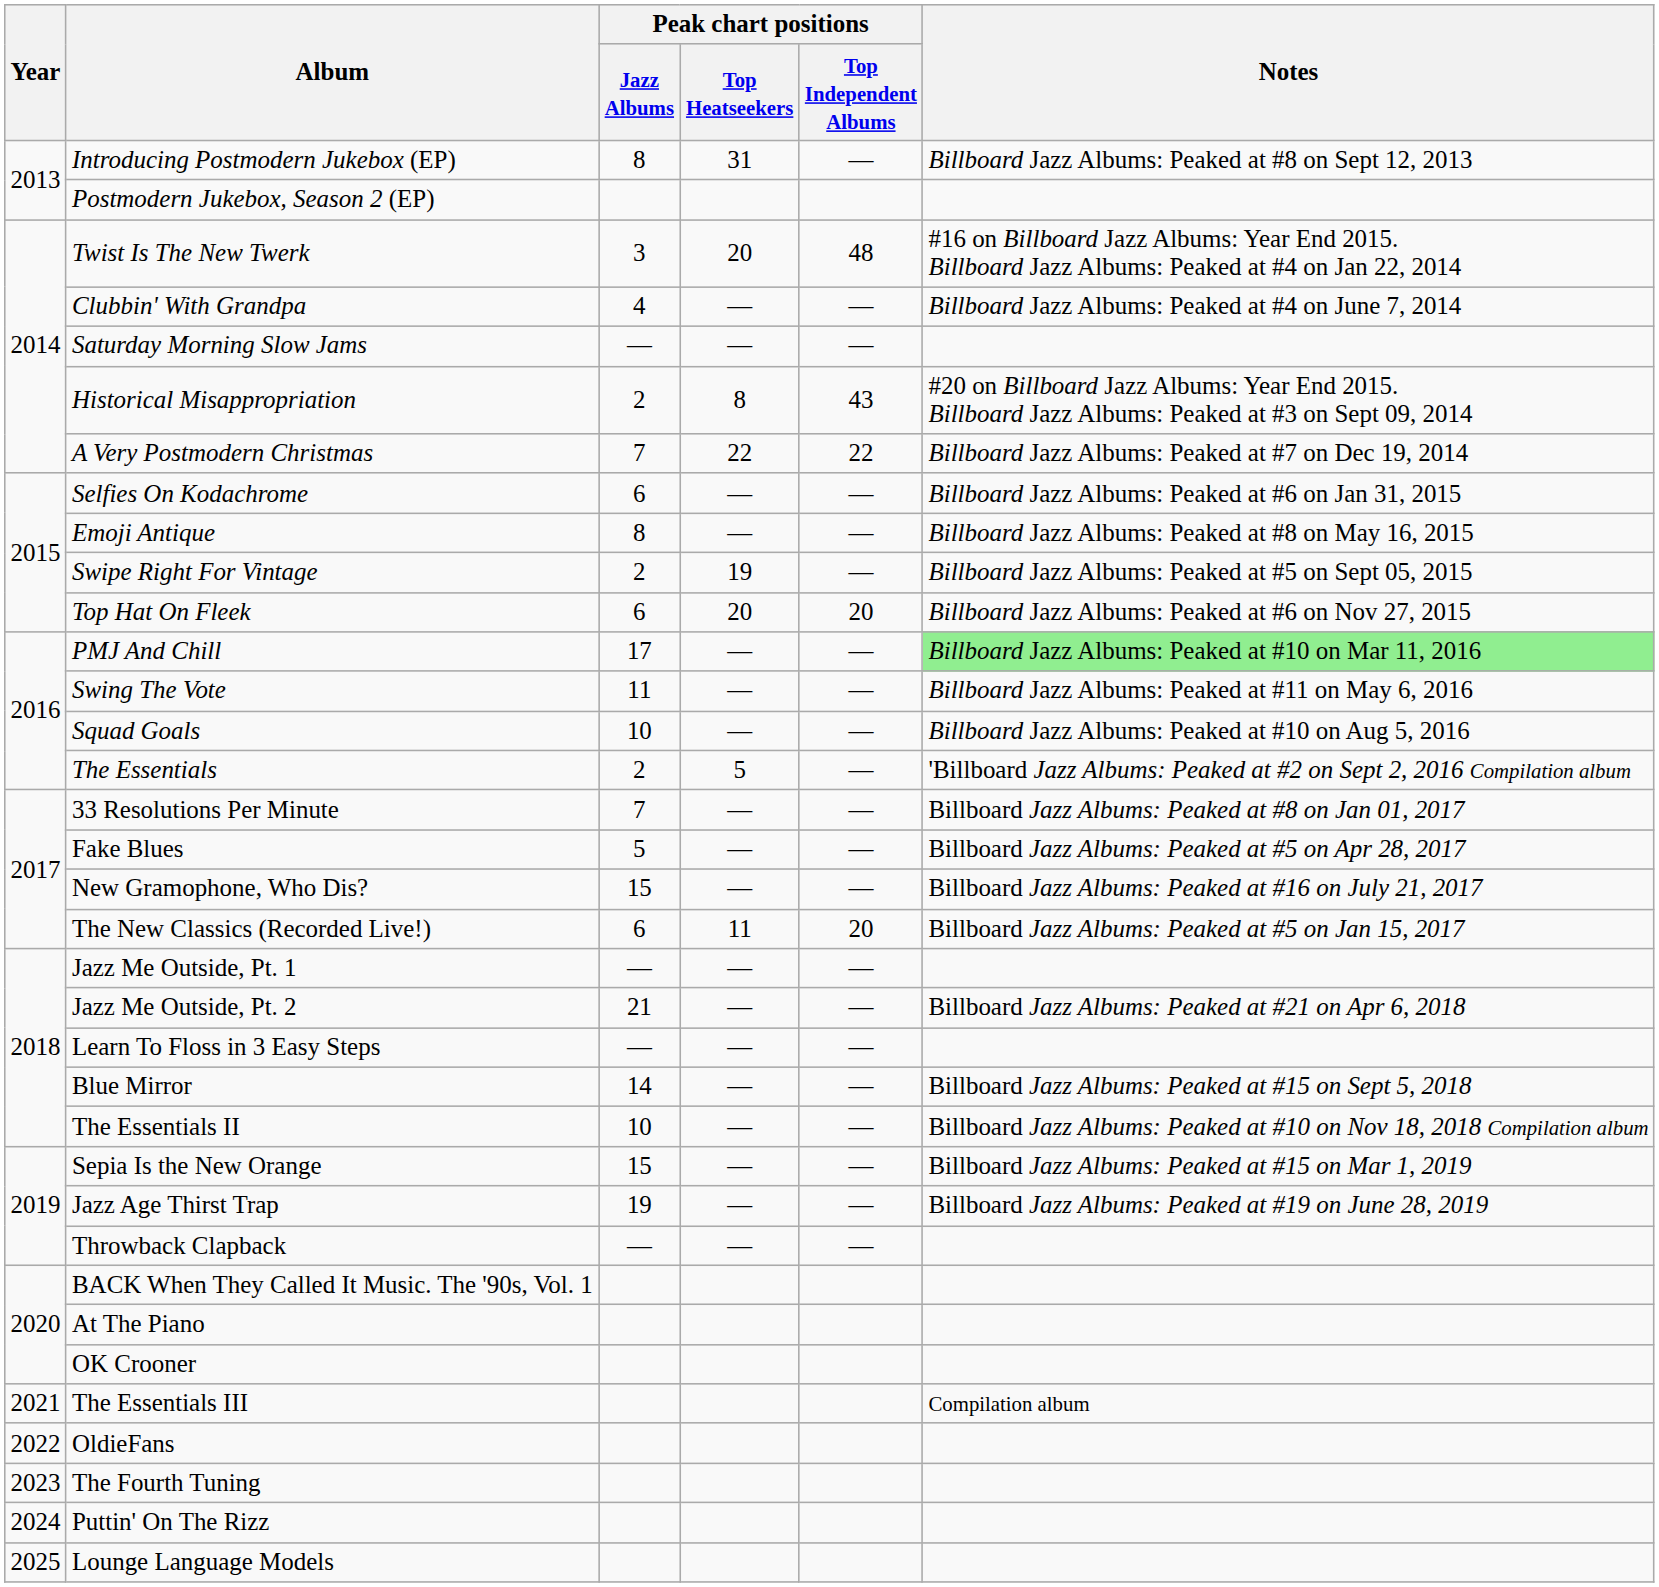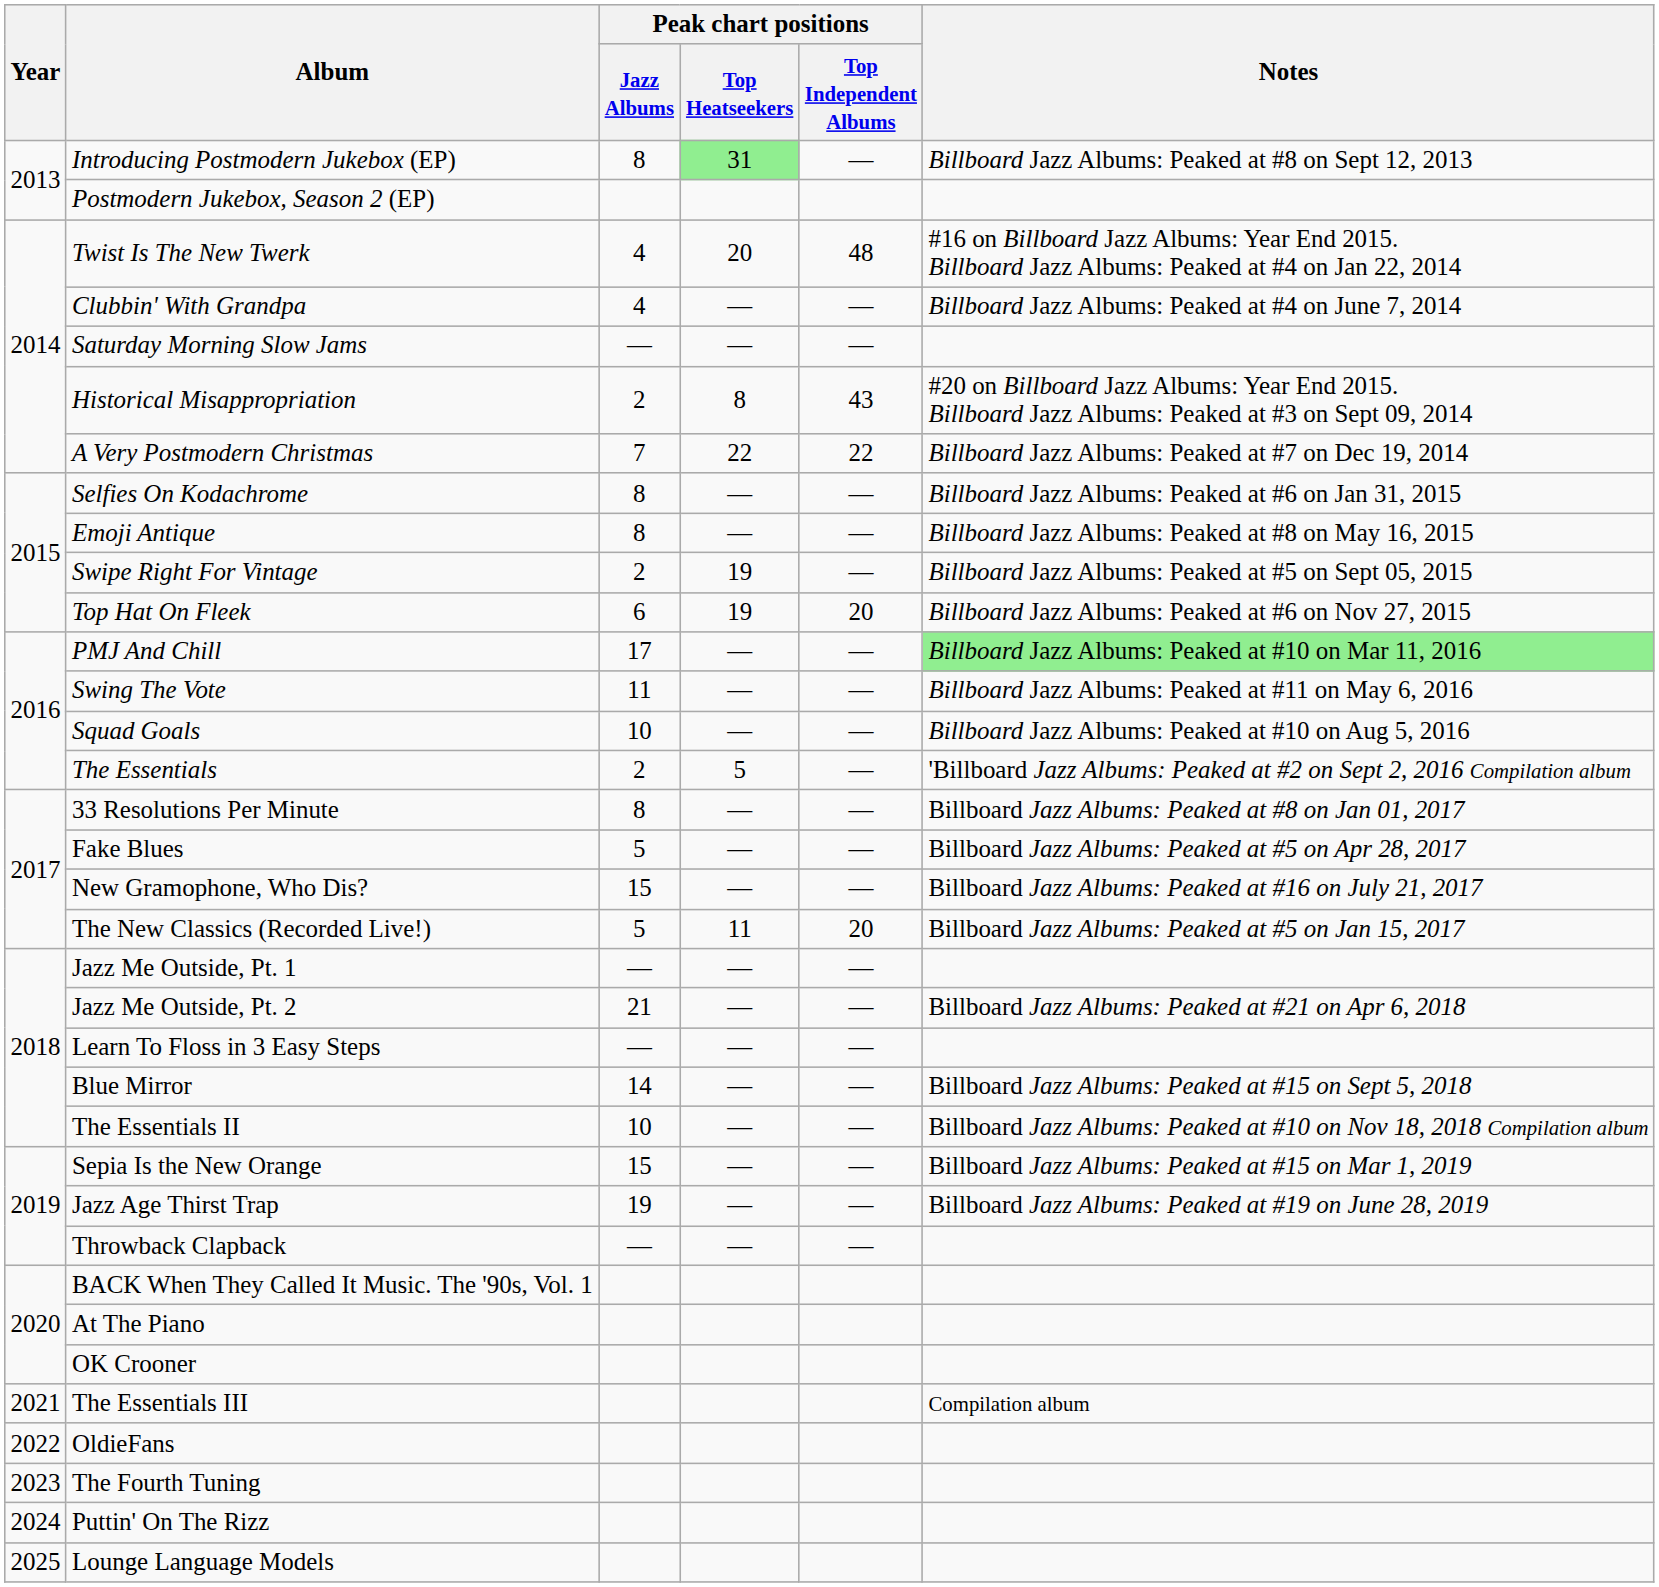(740, 159) no background -> (740, 159) lightgreen background
(639, 252) 3 -> (639, 252) 4
(639, 492) 6 -> (639, 492) 8
(740, 611) 20 -> (740, 611) 19
(639, 809) 7 -> (639, 809) 8
(639, 928) 6 -> (639, 928) 5
